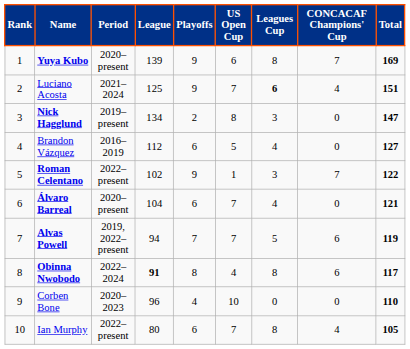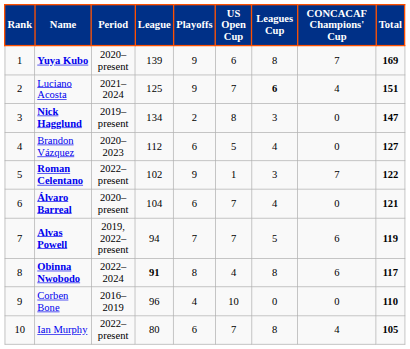(113, 146) 2016–2019 -> (113, 146) 2020–2023
(113, 301) 2020–2023 -> (113, 301) 2016–2019
